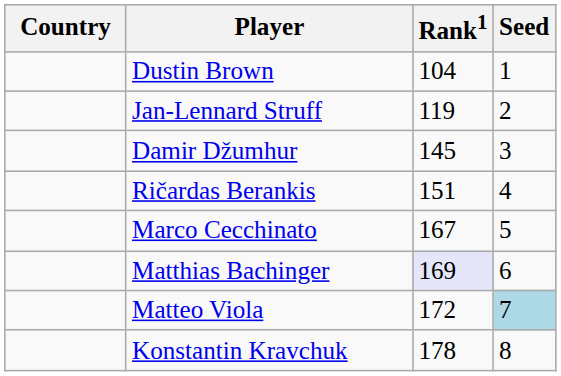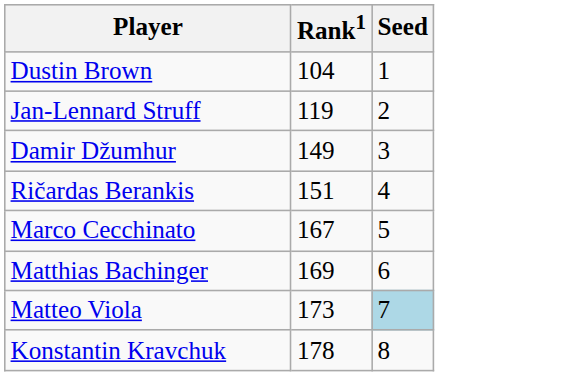- column: (66, 27)
(437, 150) 145 -> (316, 150) 149
(437, 270) lavender background -> (316, 270) no background
(437, 310) 172 -> (316, 310) 173
